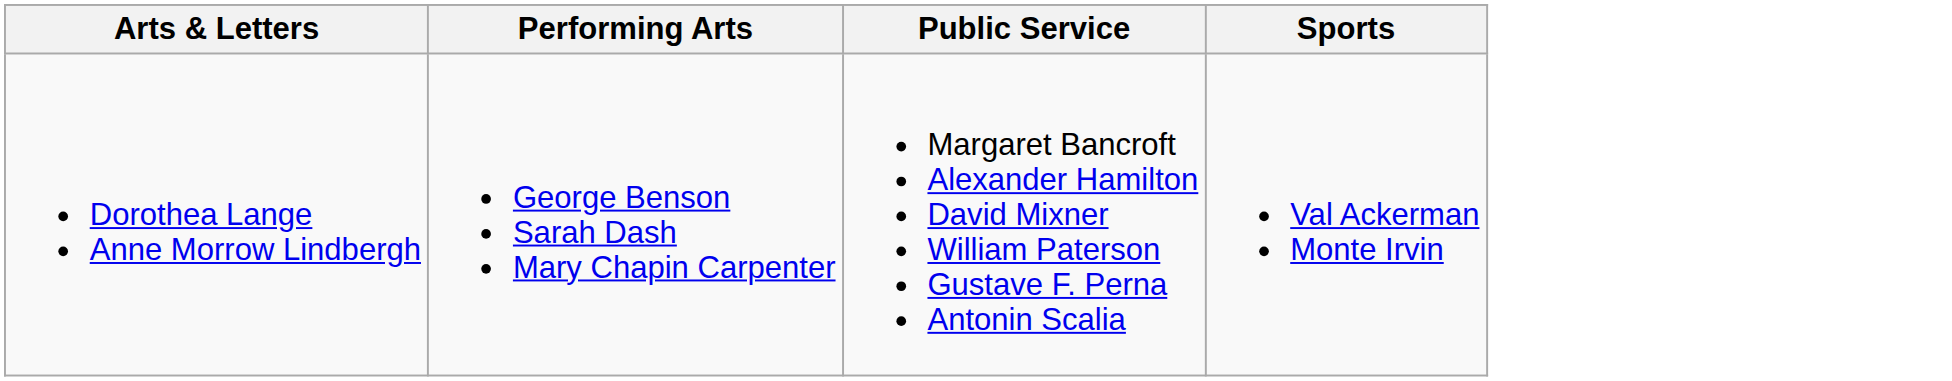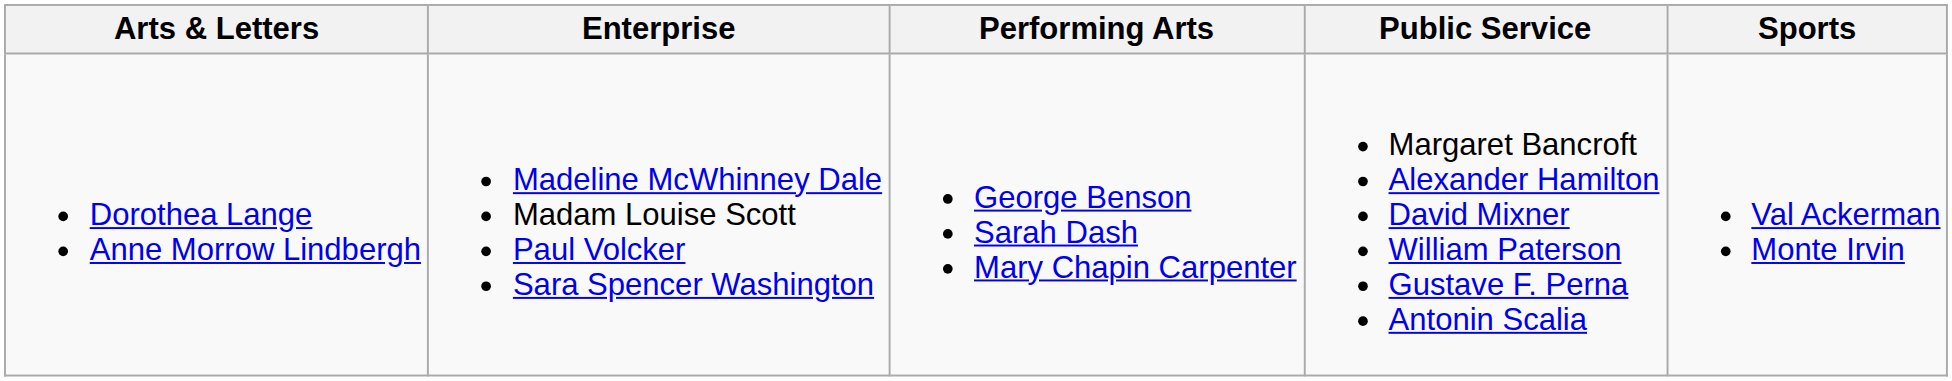+ column: (659, 29)
